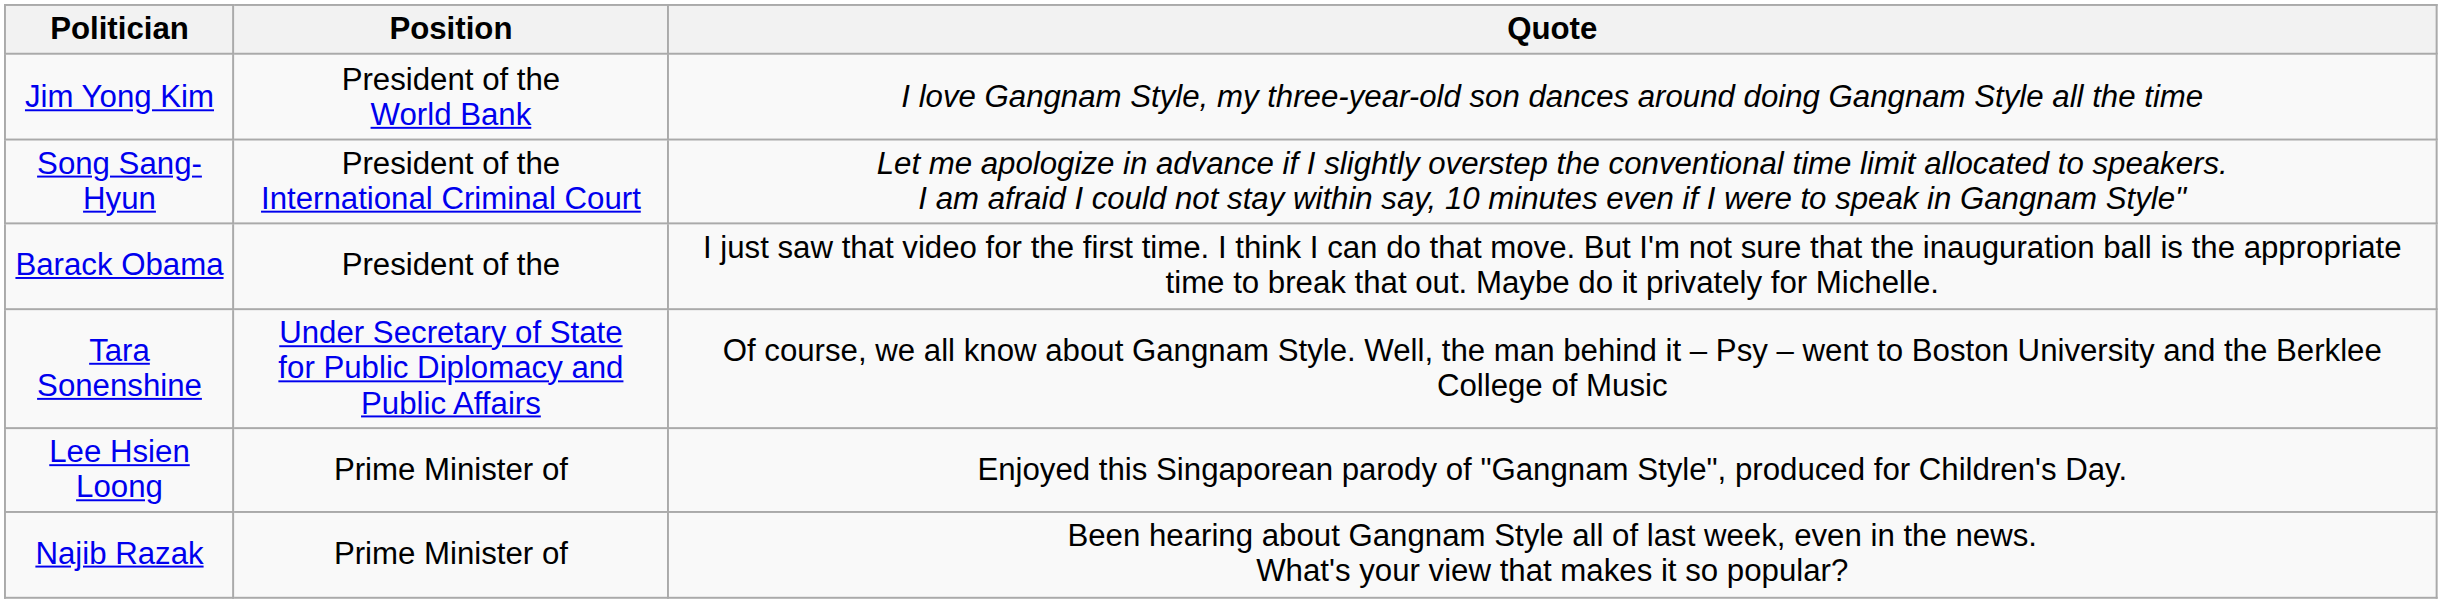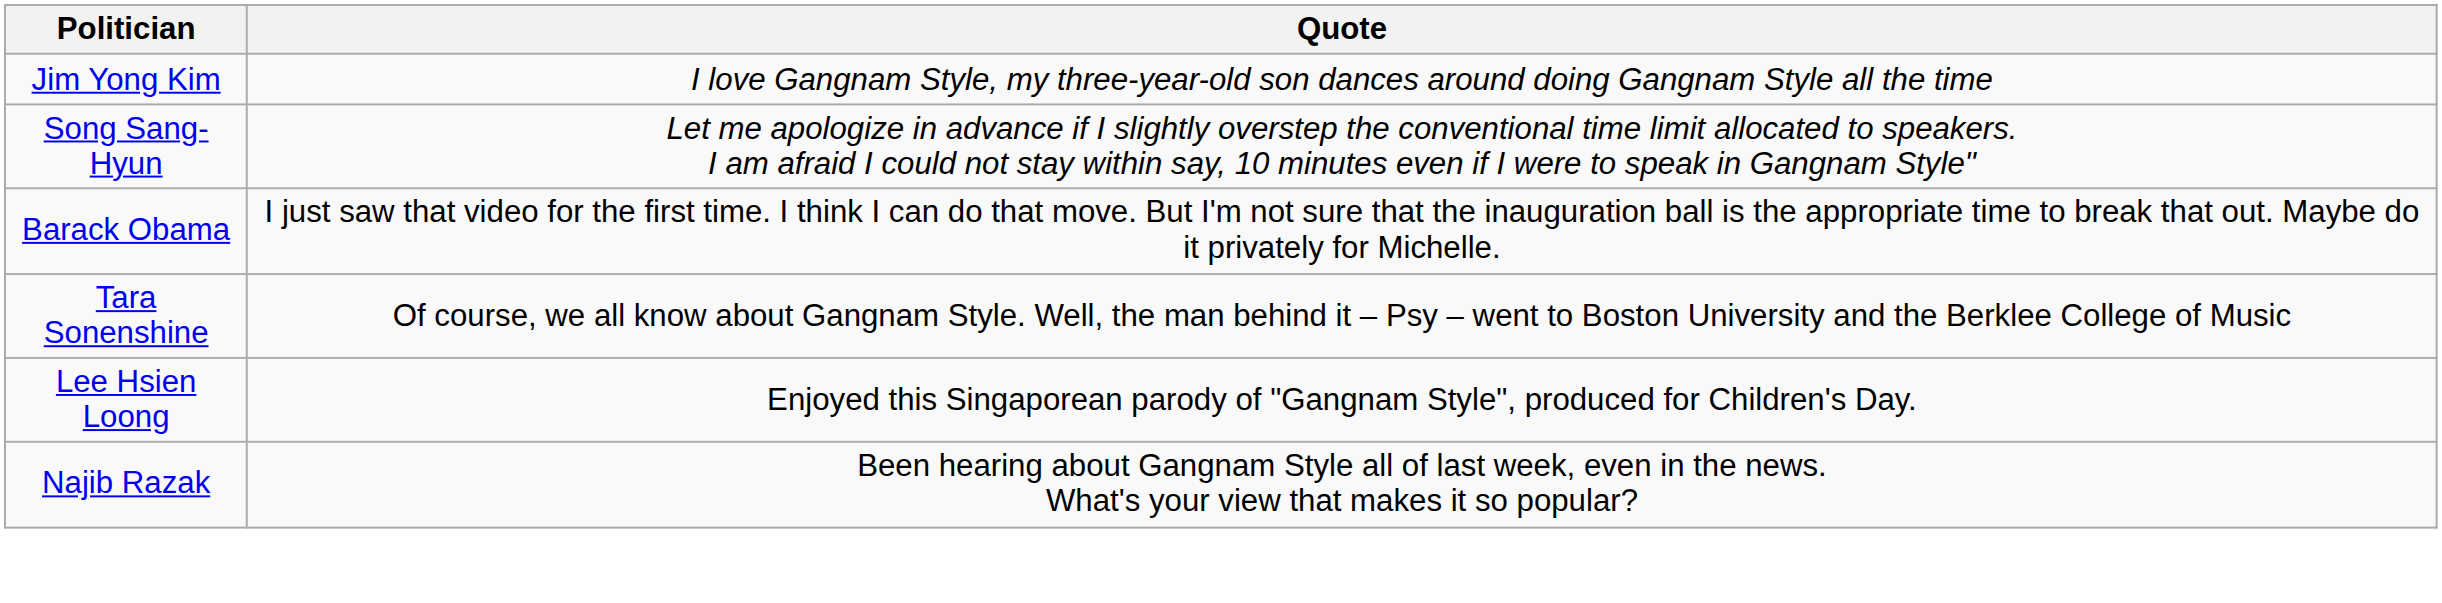- column: (451, 29)
